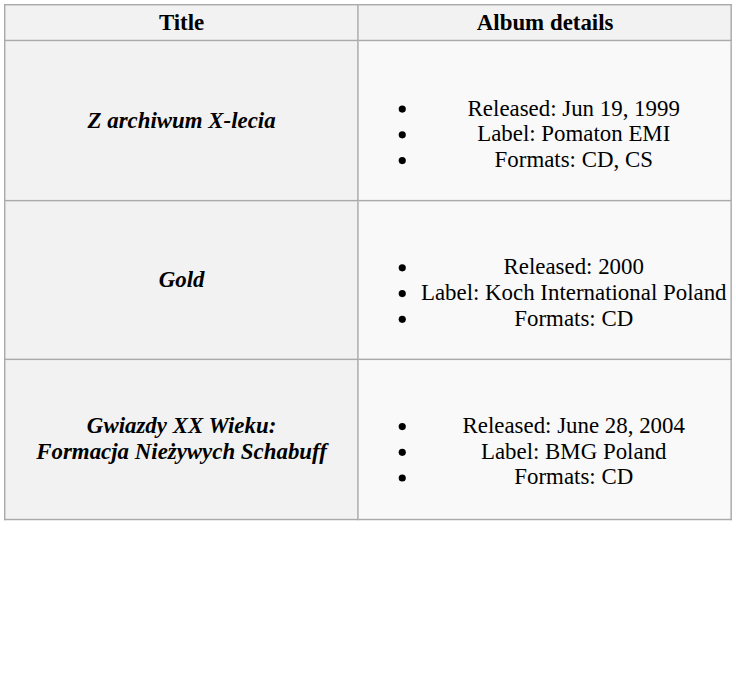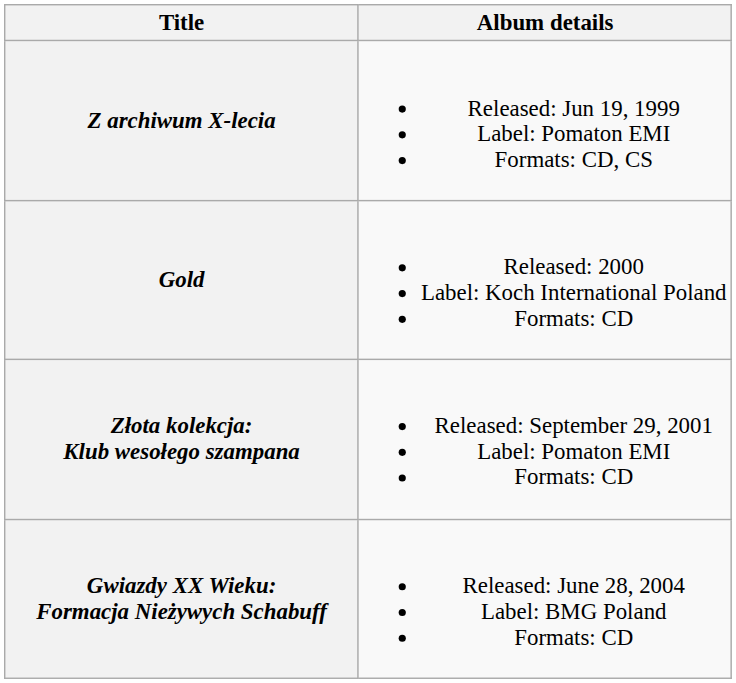+ row: (182, 438)
